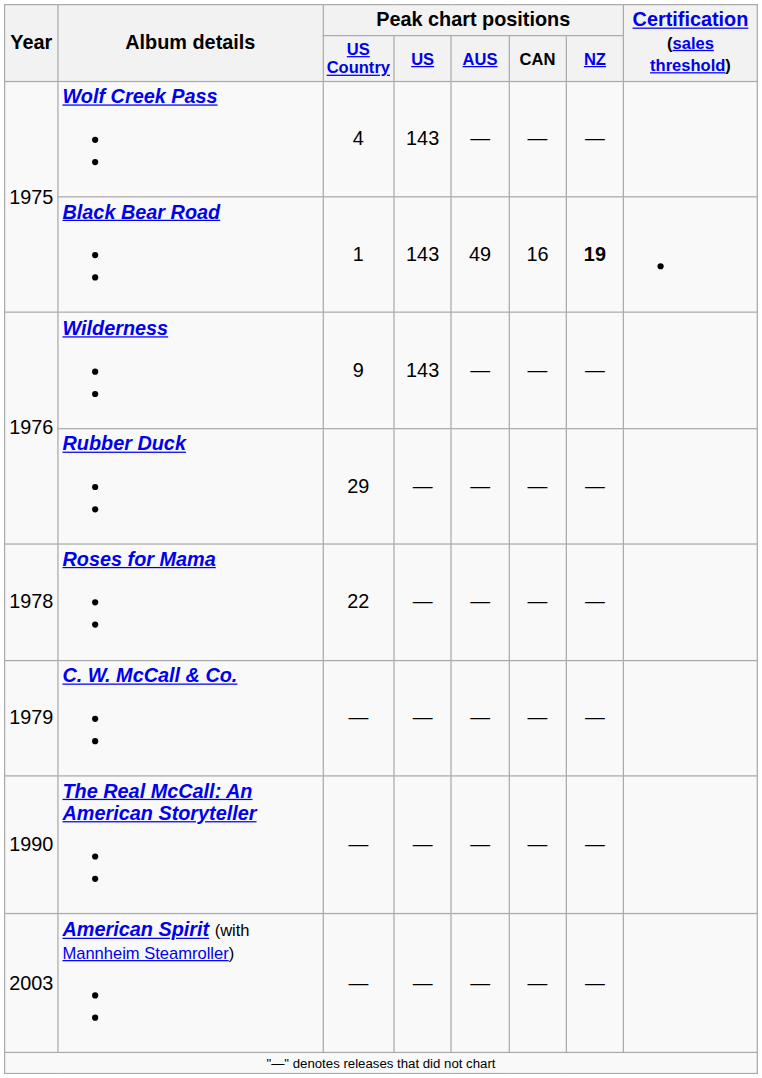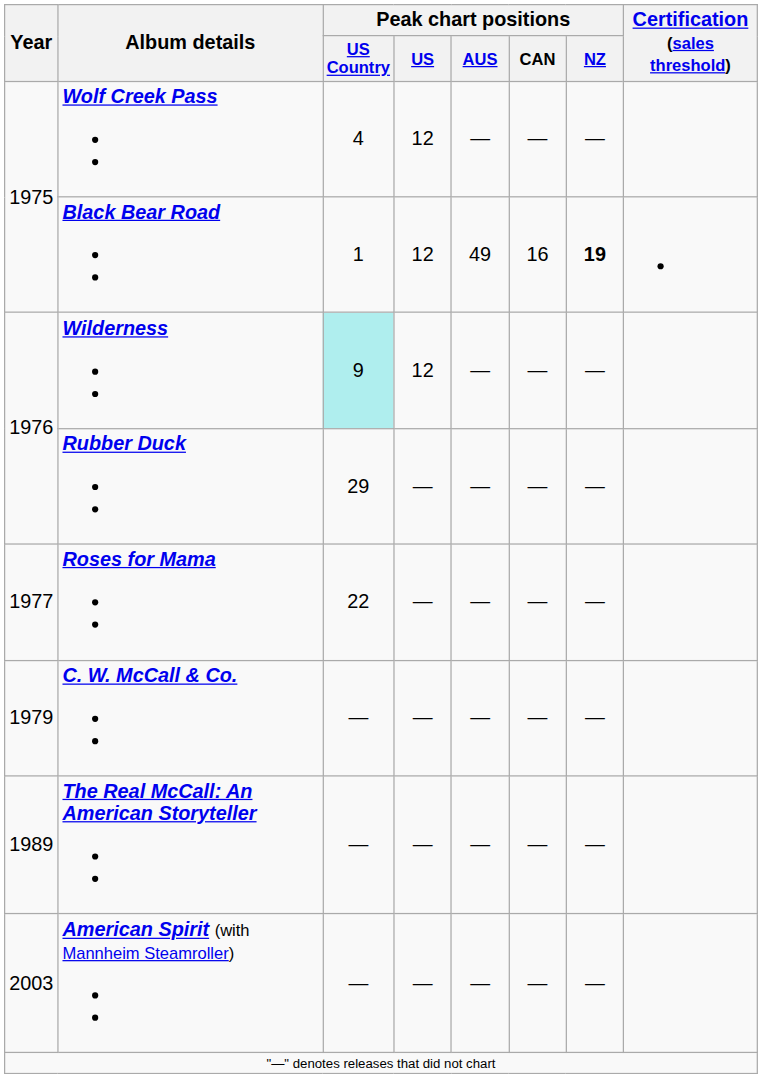(423, 138) 143 -> (423, 138) 12
(423, 254) 143 -> (423, 254) 12
(358, 370) no background -> (358, 370) paleturquoise background
(423, 370) 143 -> (423, 370) 12
(31, 602) 1978 -> (31, 602) 1977
(31, 844) 1990 -> (31, 844) 1989
